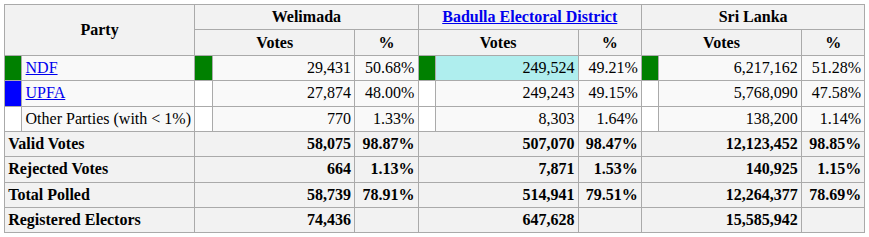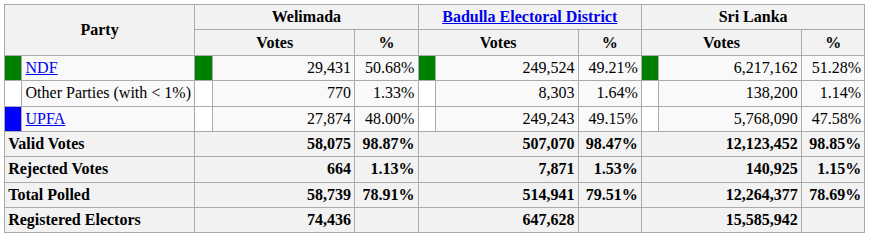(548, 67) paleturquoise background -> (548, 67) no background
rows swapped: (45, 93) <-> (108, 118)
